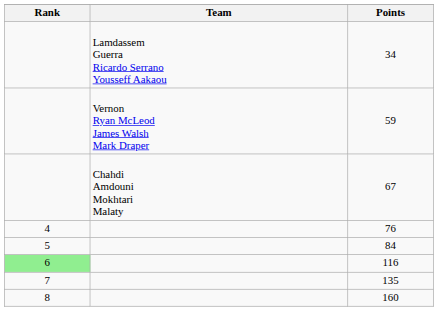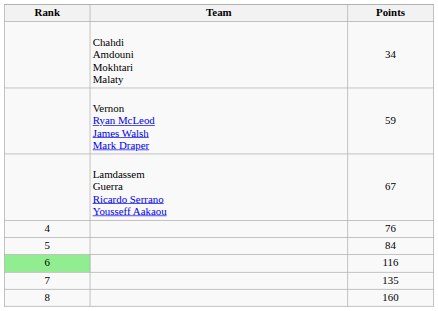(130, 60) Lamdassem Guerra Ricardo Serrano Yousseff Aakaou -> (113, 60) Chahdi Amdouni Mokhtari Malaty
(113, 193) Chahdi Amdouni Mokhtari Malaty -> (130, 193) Lamdassem Guerra Ricardo Serrano Yousseff Aakaou
